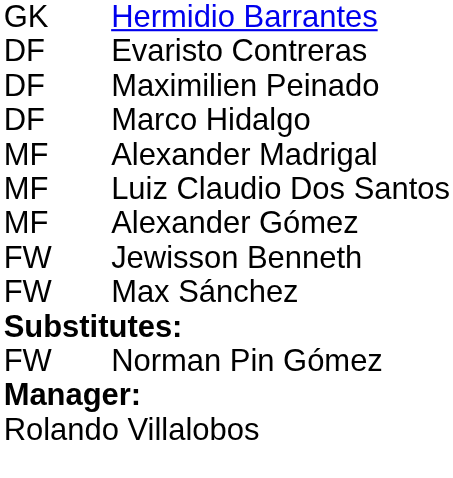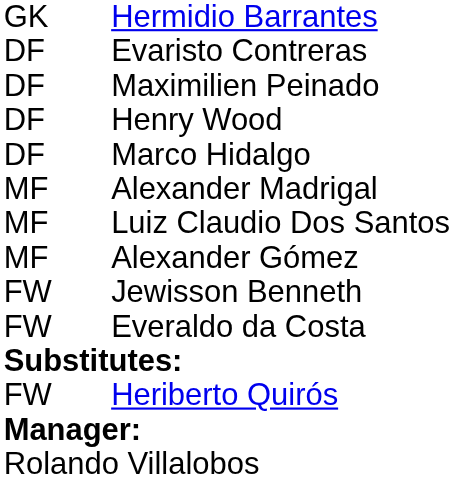+ row: (197, 119)
- row: (205, 291)
+ row: (238, 326)
+ row: (225, 395)
- row: (247, 360)
